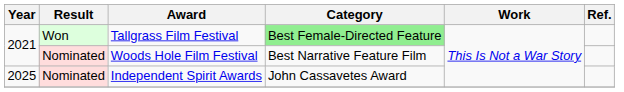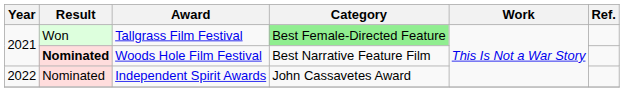(74, 55) normal -> (76, 55) bold
(22, 76) 2025 -> (22, 76) 2022
